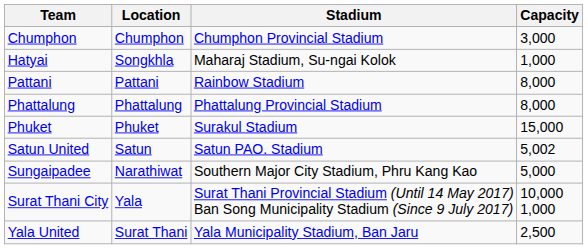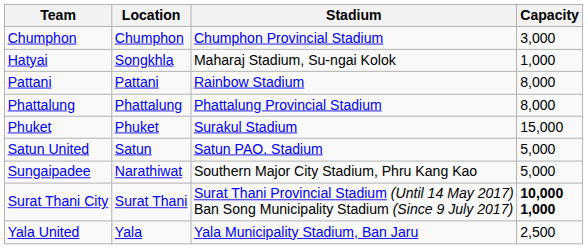(538, 149) 5,002 -> (538, 149) 5,000
(128, 202) Yala -> (151, 202) Surat Thani
(542, 202) normal -> (542, 202) bold
(151, 232) Surat Thani -> (128, 232) Yala
